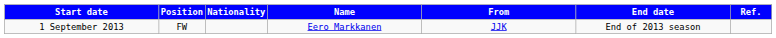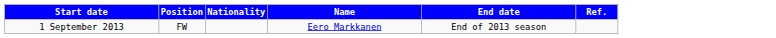- column: (499, 11)
